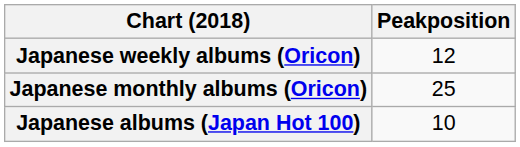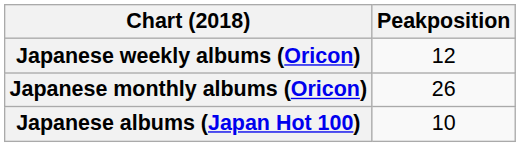(444, 89) 25 -> (444, 89) 26
